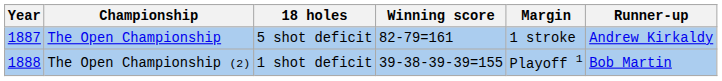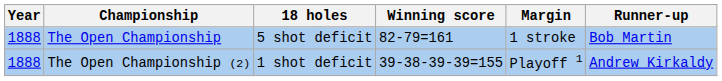(24, 38) 1887 -> (24, 38) 1888
(651, 38) Andrew Kirkaldy -> (631, 38) Bob Martin
(631, 62) Bob Martin -> (651, 62) Andrew Kirkaldy
